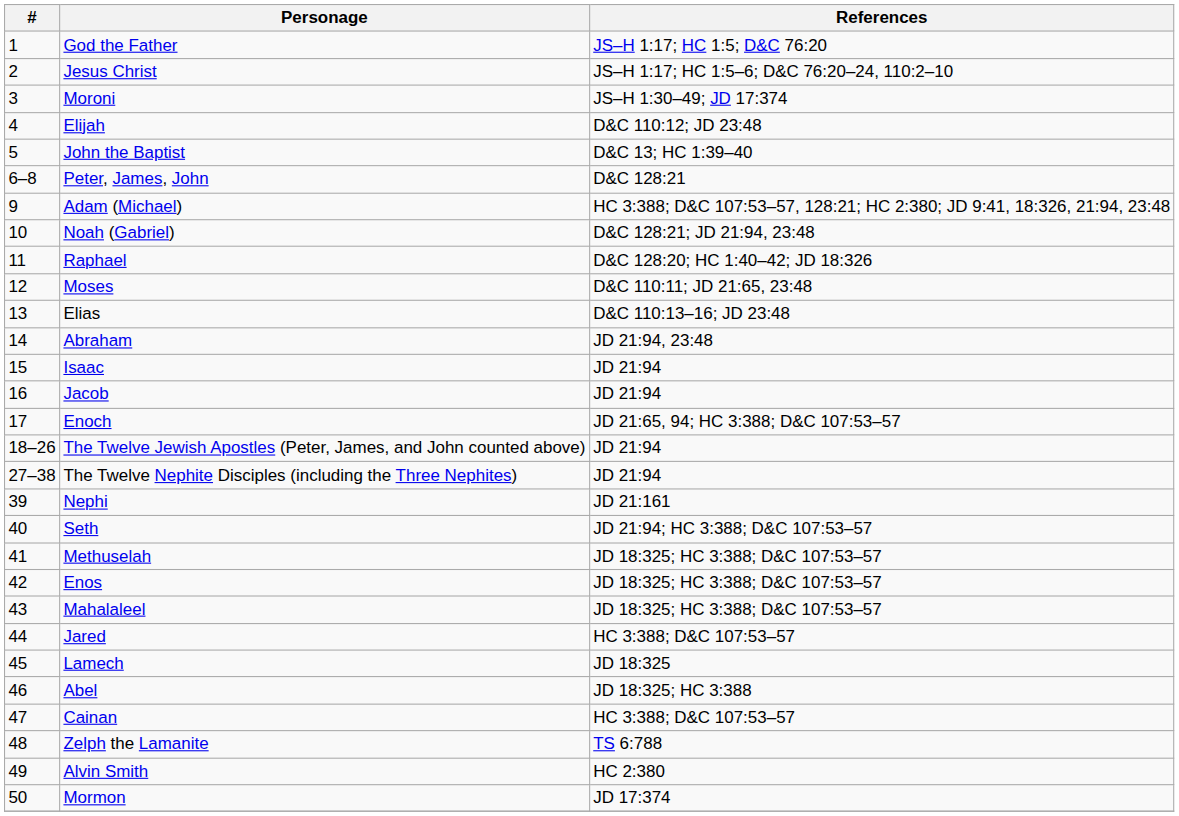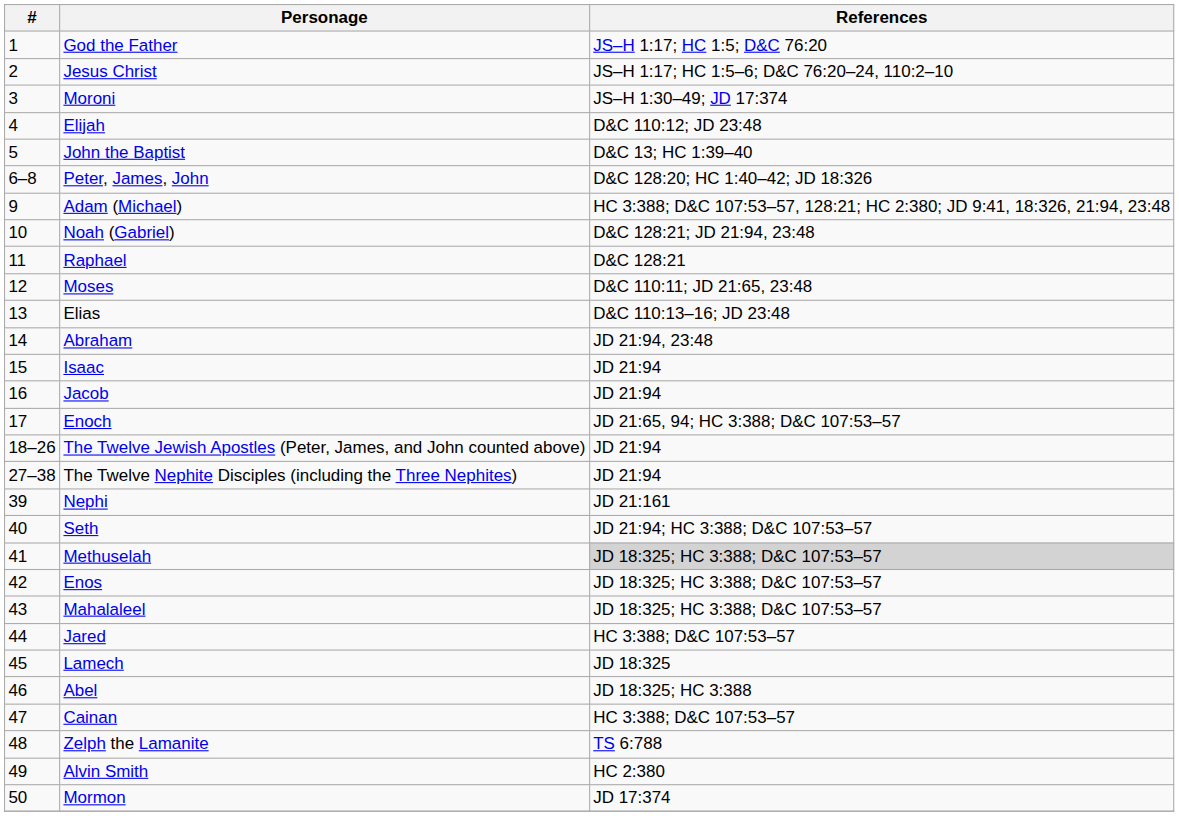(639, 179) D&C 128:21 -> (733, 179) D&C 128:20; HC 1:40–42; JD 18:326
(733, 260) D&C 128:20; HC 1:40–42; JD 18:326 -> (639, 260) D&C 128:21
(737, 555) no background -> (737, 555) lightgrey background
